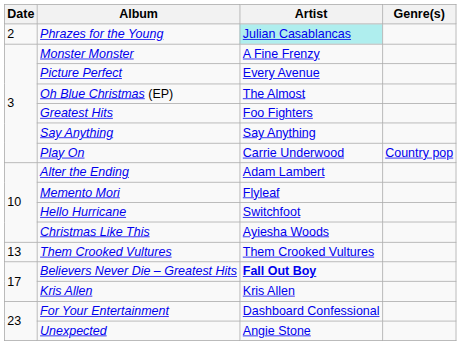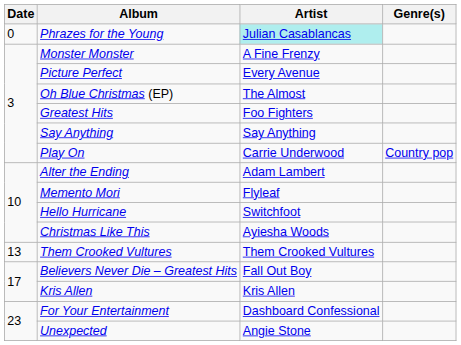(11, 34) 2 -> (11, 34) 0
(280, 271) bold -> (277, 271) normal
